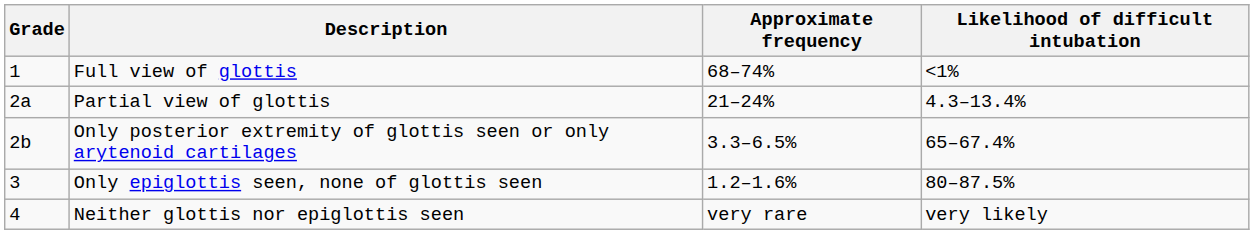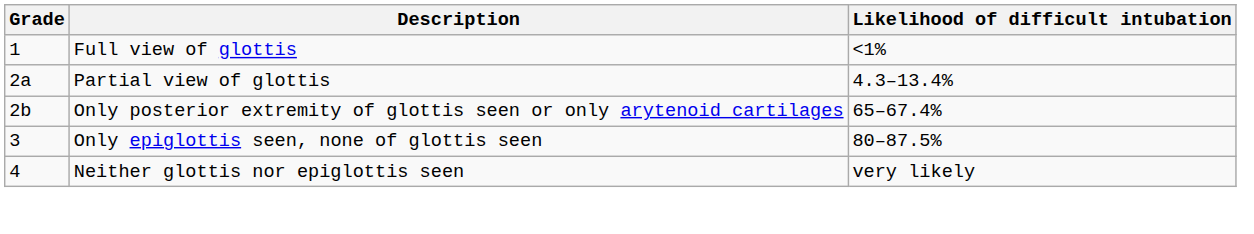- column: (812, 31)
